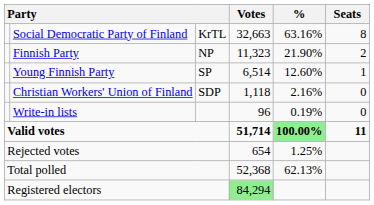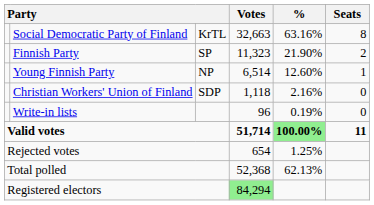(206, 53) NP -> (205, 53) SP
(205, 72) SP -> (206, 72) NP
